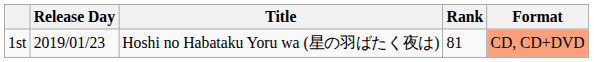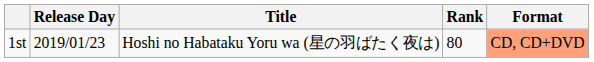(454, 43) 81 -> (454, 43) 80
